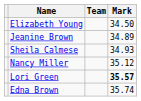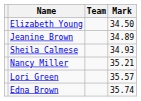(122, 63) 35.12 -> (122, 63) 35.21
(122, 77) bold -> (122, 77) normal
